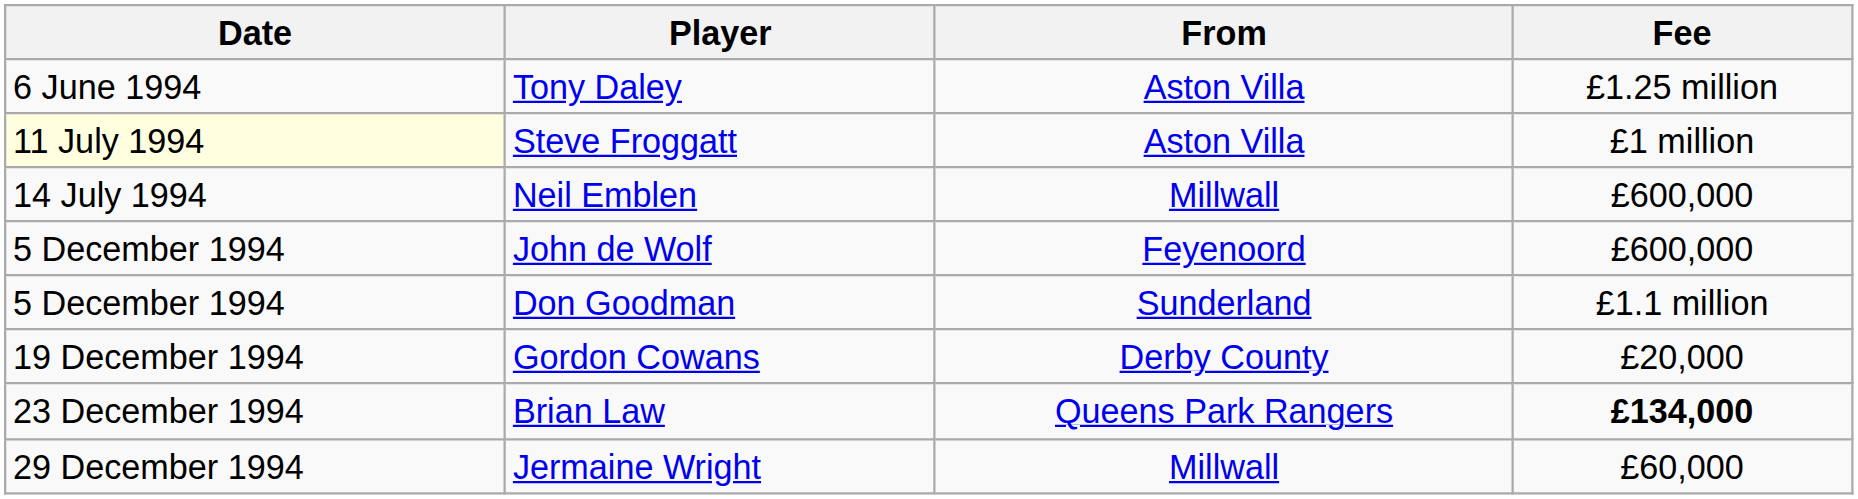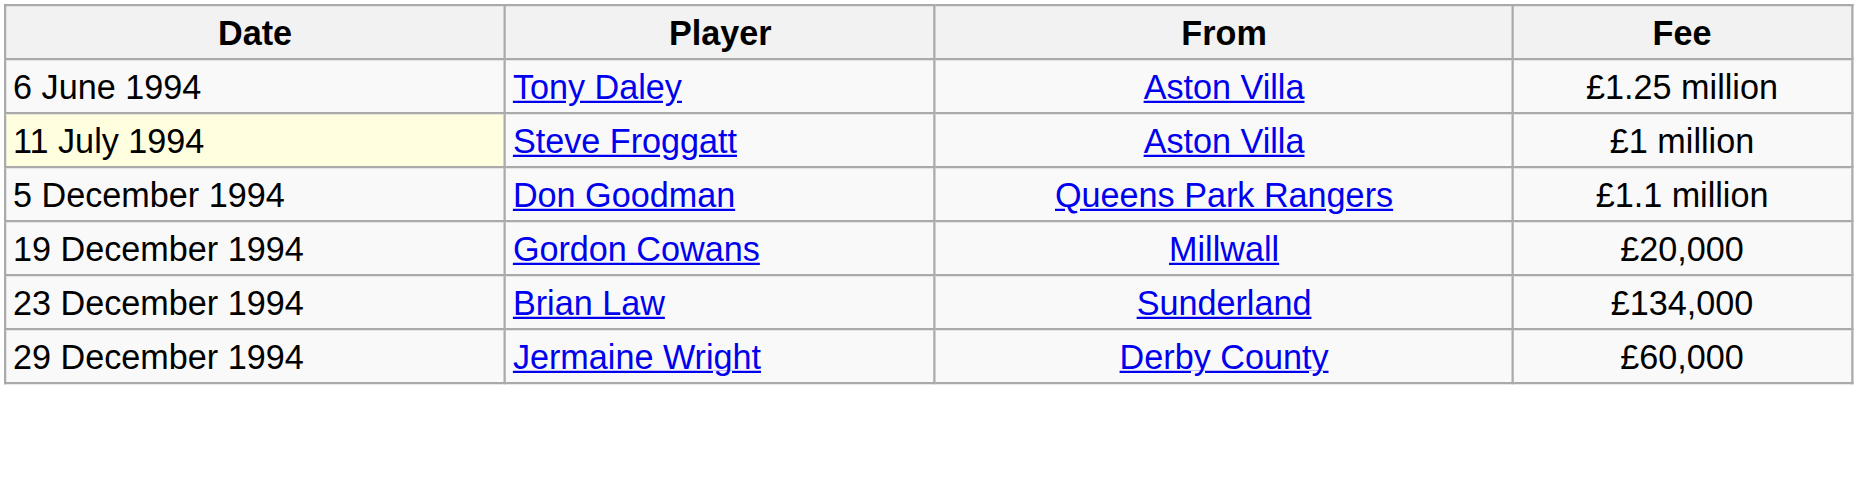- row: (605, 195)
- row: (612, 249)
(1224, 303) Sunderland -> (1224, 195) Queens Park Rangers
(1224, 357) Derby County -> (1224, 249) Millwall
(1224, 411) Queens Park Rangers -> (1224, 303) Sunderland
(1682, 411) bold -> (1682, 303) normal
(1224, 466) Millwall -> (1224, 357) Derby County
